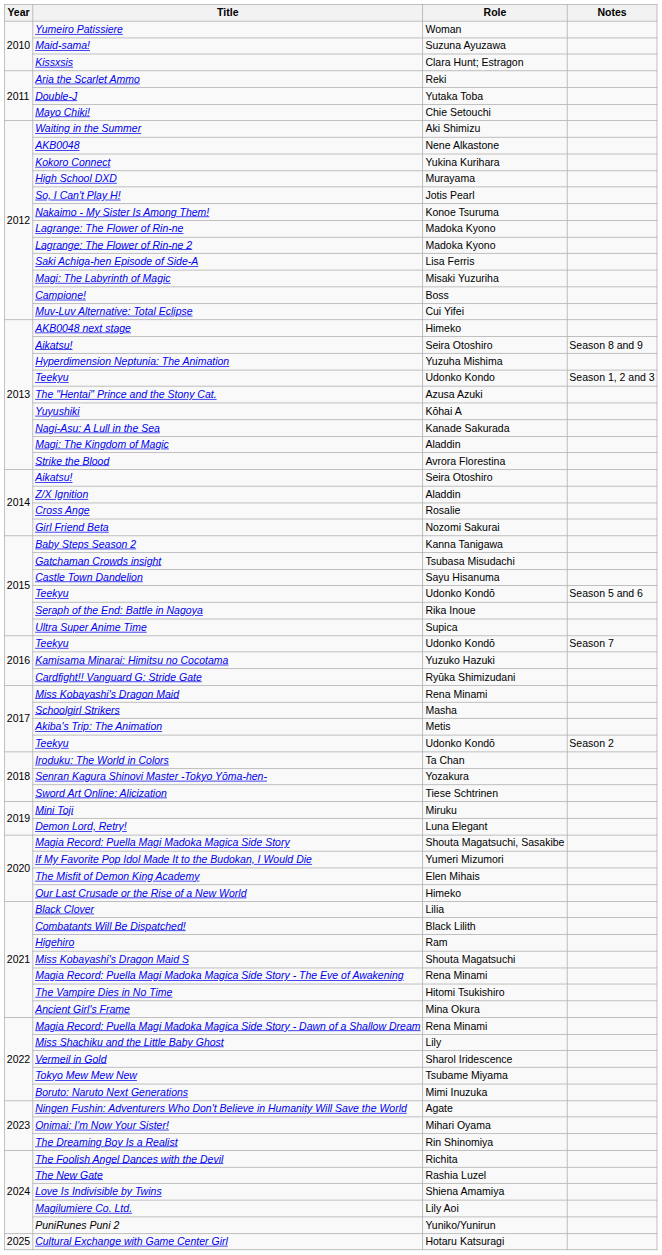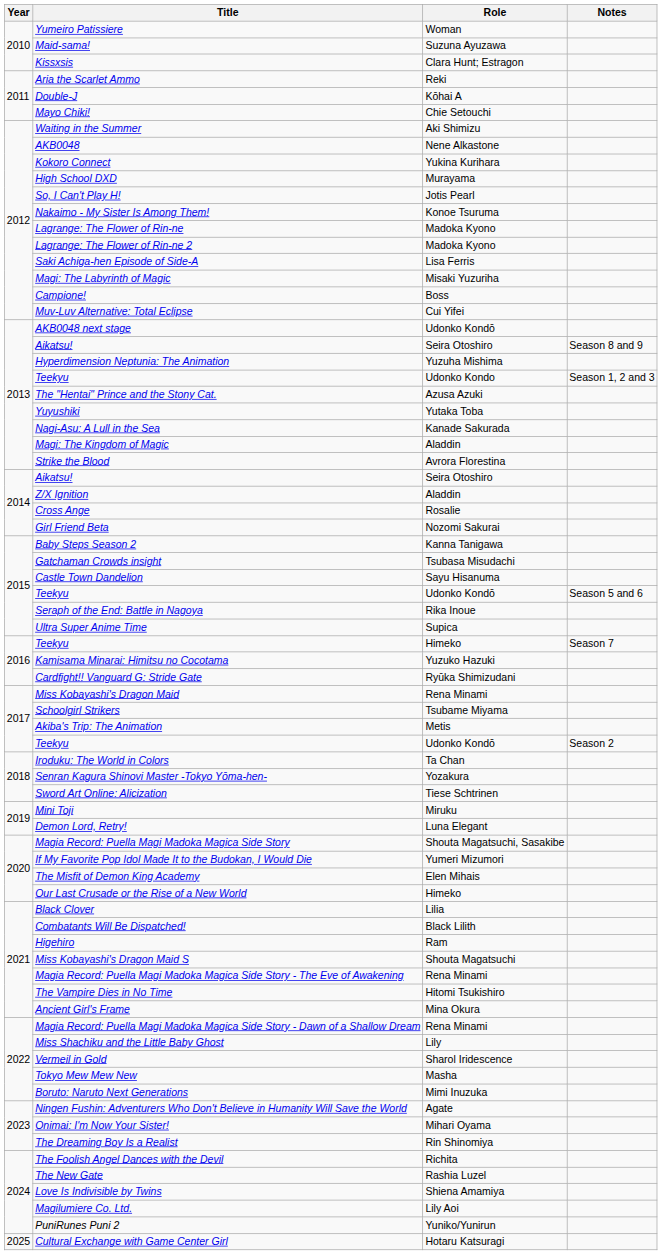(454, 96) Yutaka Toba -> (444, 96) Kōhai A
(443, 329) Himeko -> (460, 329) Udonko Kondō
(444, 412) Kōhai A -> (454, 412) Yutaka Toba
(460, 644) Udonko Kondō -> (443, 644) Himeko
(441, 711) Masha -> (467, 711) Tsubame Miyama
(467, 1076) Tsubame Miyama -> (441, 1076) Masha
